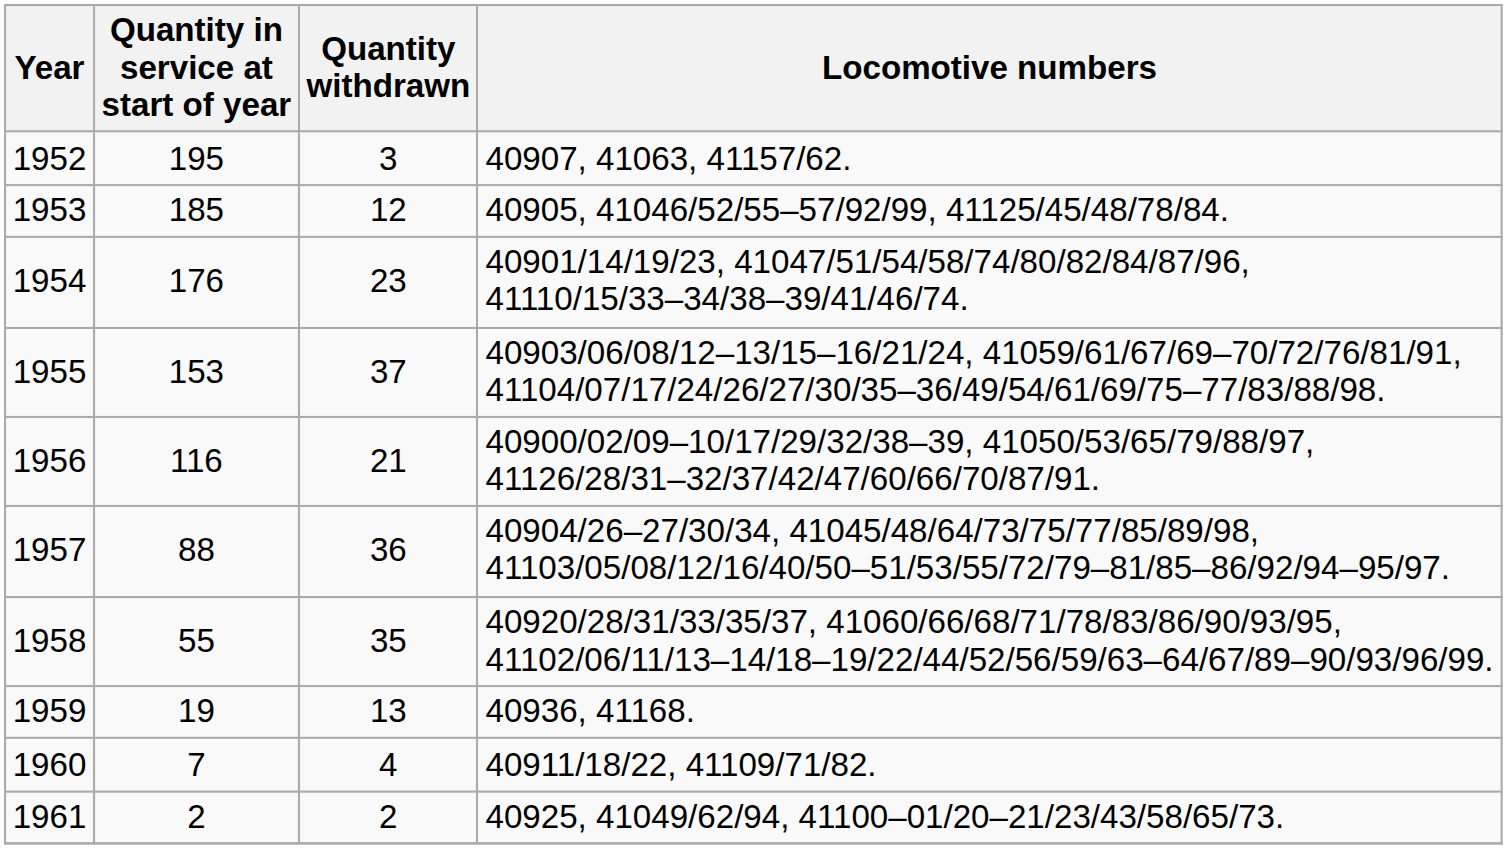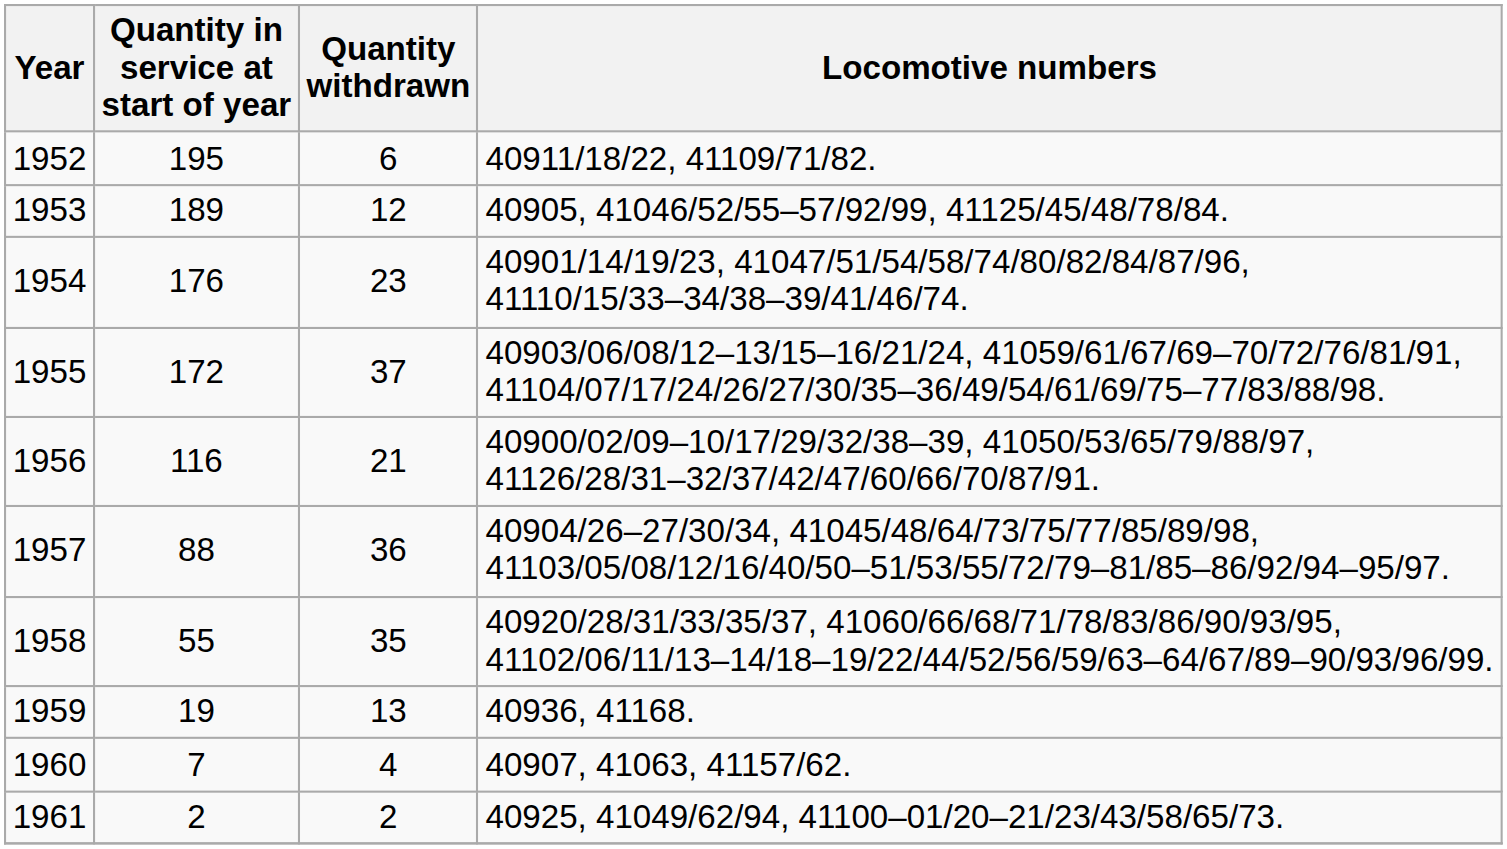(388, 157) 3 -> (388, 157) 6
(668, 157) 40907, 41063, 41157/62. -> (681, 157) 40911/18/22, 41109/71/82.
(196, 210) 185 -> (196, 210) 189
(196, 371) 153 -> (196, 371) 172
(681, 764) 40911/18/22, 41109/71/82. -> (668, 764) 40907, 41063, 41157/62.
